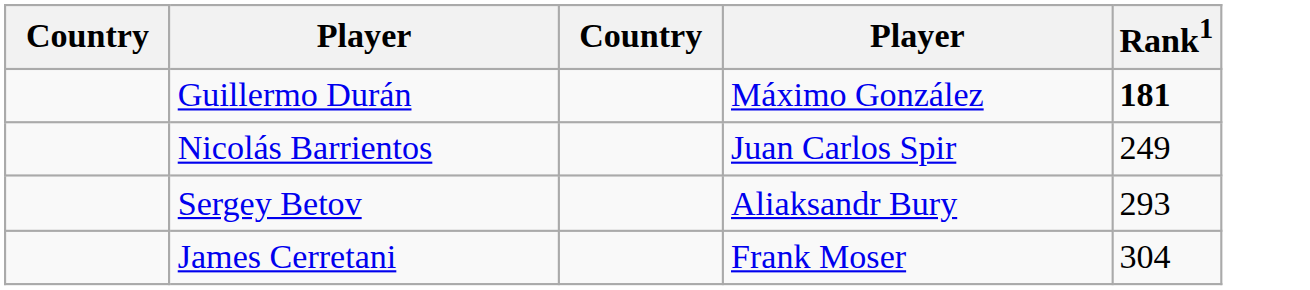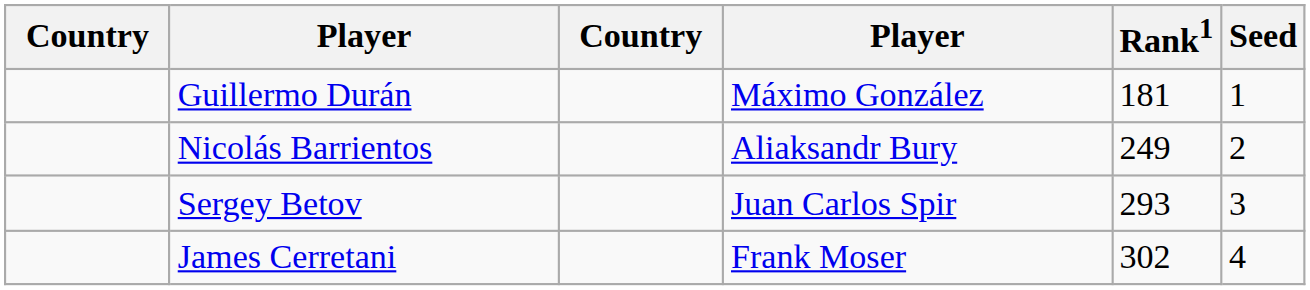+ column: (1263, 36)
(1145, 94) bold -> (1145, 94) normal
(844, 148) Juan Carlos Spir -> (844, 148) Aliaksandr Bury
(844, 202) Aliaksandr Bury -> (844, 202) Juan Carlos Spir
(1145, 256) 304 -> (1145, 256) 302
